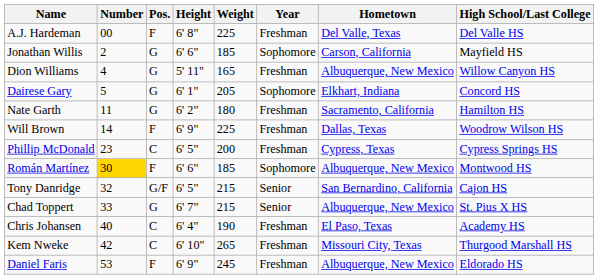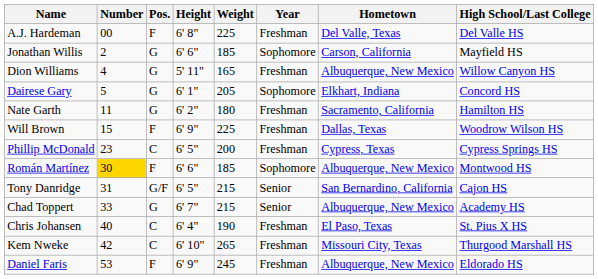(106, 129) 14 -> (106, 129) 15
(106, 187) 32 -> (106, 187) 31
(493, 206) St. Pius X HS -> (492, 206) Academy HS
(492, 226) Academy HS -> (493, 226) St. Pius X HS
